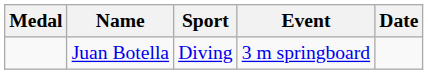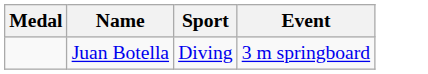- column: (399, 20)
